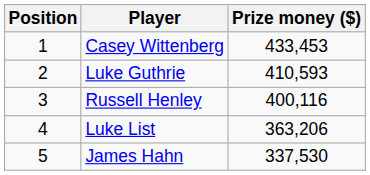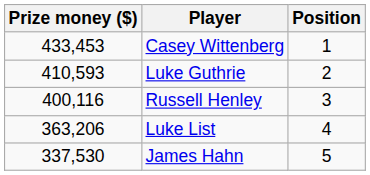columns swapped: (43, 18) <-> (297, 18)
